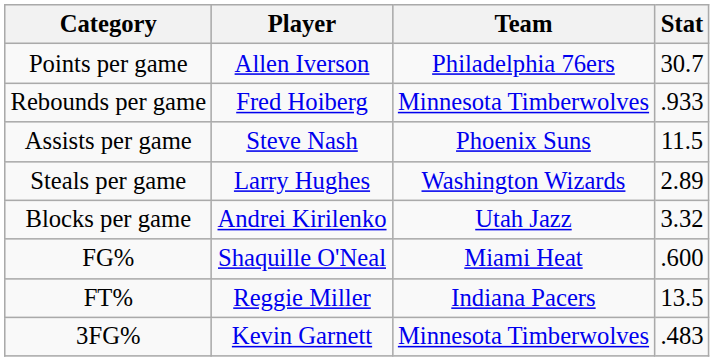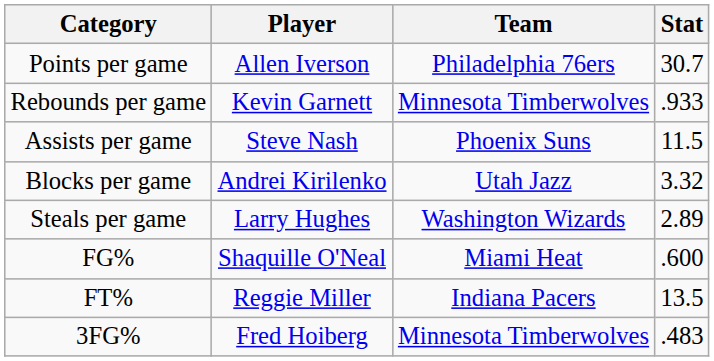(302, 102) Fred Hoiberg -> (302, 102) Kevin Garnett
rows swapped: (108, 180) <-> (108, 219)
(302, 336) Kevin Garnett -> (302, 336) Fred Hoiberg
